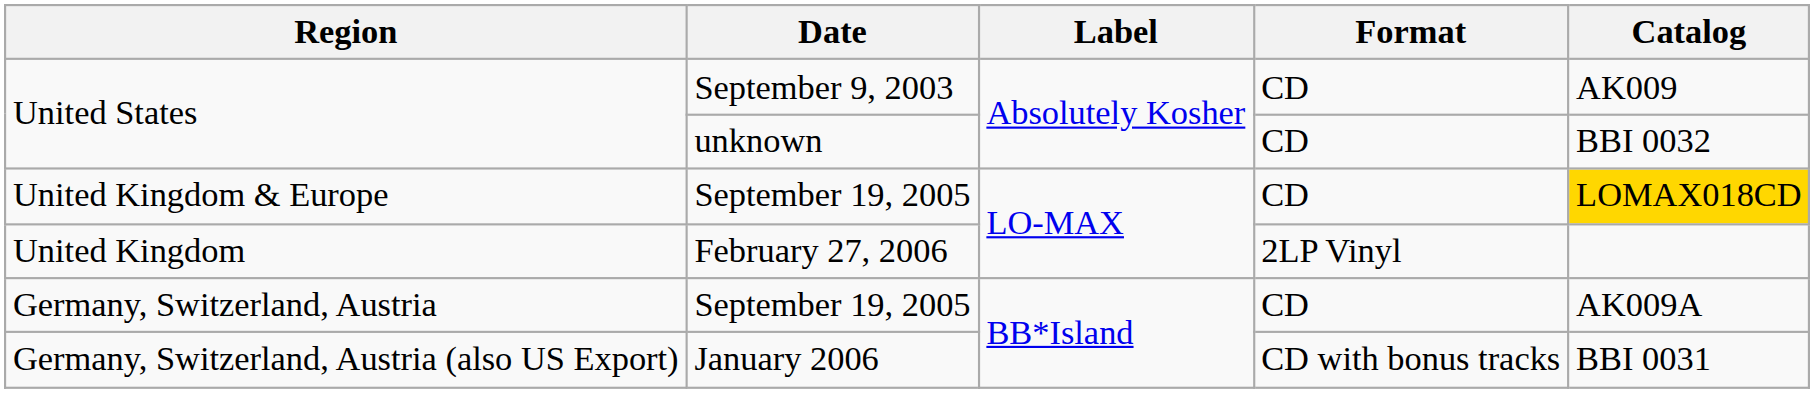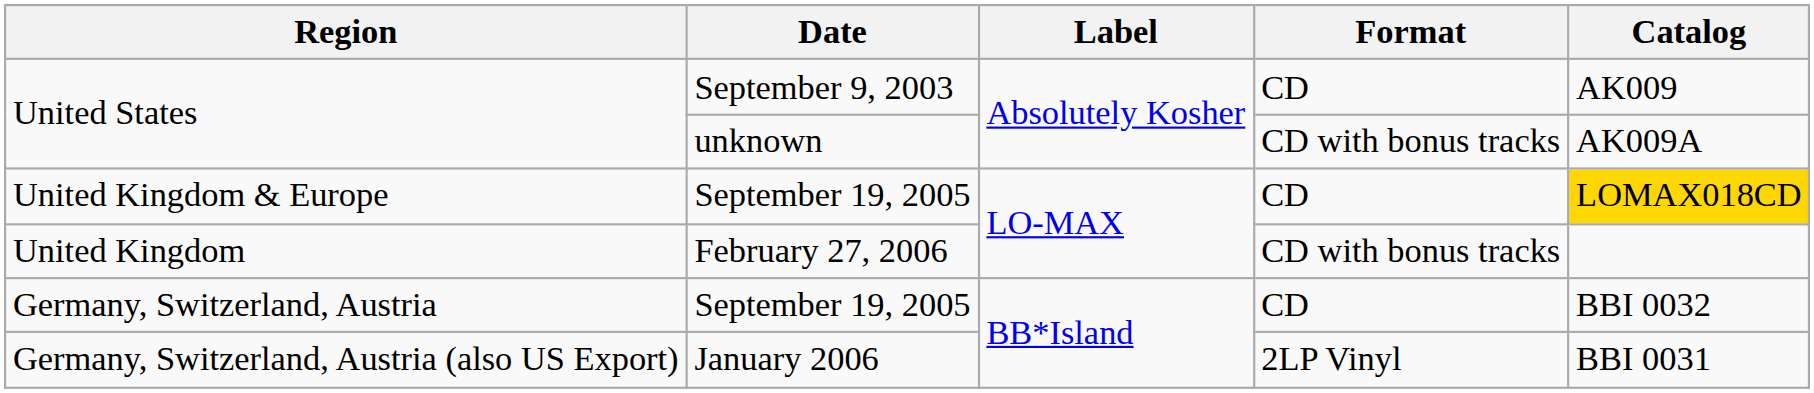(1285, 140) CD -> (1411, 140) CD with bonus tracks
(1643, 140) BBI 0032 -> (1639, 140) AK009A
(1331, 250) 2LP Vinyl -> (1411, 250) CD with bonus tracks
(1639, 304) AK009A -> (1643, 304) BBI 0032
(1411, 359) CD with bonus tracks -> (1331, 359) 2LP Vinyl
